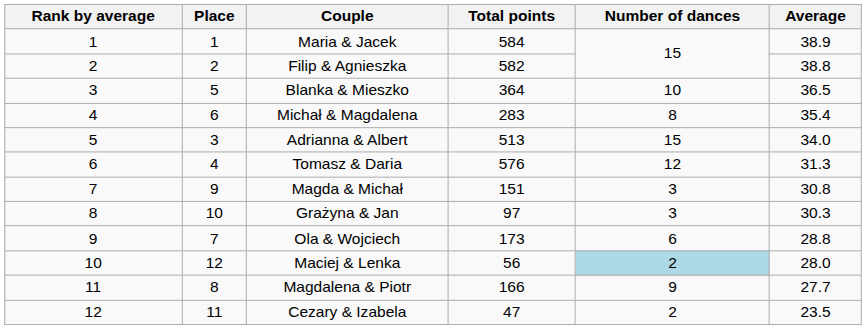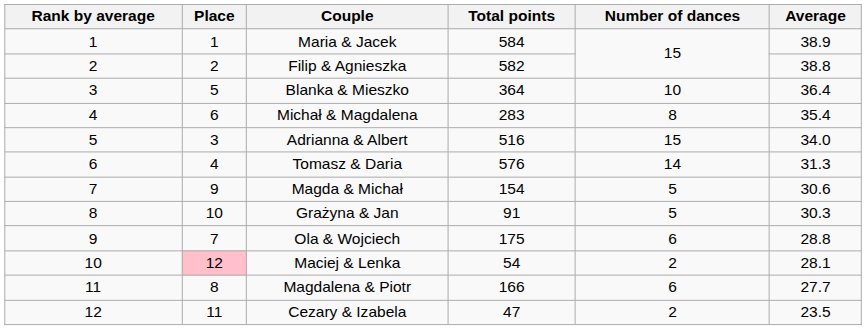(816, 90) 36.5 -> (816, 90) 36.4
(512, 139) 513 -> (512, 139) 516
(672, 164) 12 -> (672, 164) 14
(512, 189) 151 -> (512, 189) 154
(672, 189) 3 -> (672, 189) 5
(816, 189) 30.8 -> (816, 189) 30.6
(512, 213) 97 -> (512, 213) 91
(672, 213) 3 -> (672, 213) 5
(512, 238) 173 -> (512, 238) 175
(214, 262) no background -> (214, 262) pink background
(512, 262) 56 -> (512, 262) 54
(672, 262) lightblue background -> (672, 262) no background
(816, 262) 28.0 -> (816, 262) 28.1
(672, 287) 9 -> (672, 287) 6
